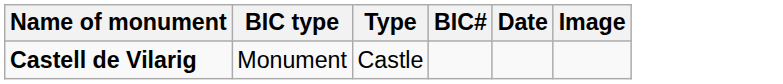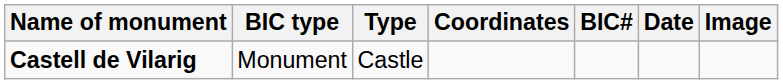+ column: (502, 22)
